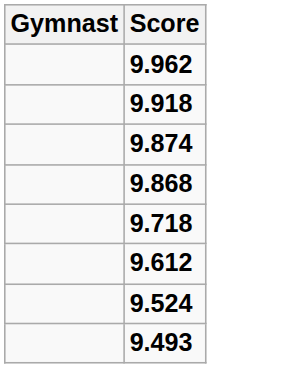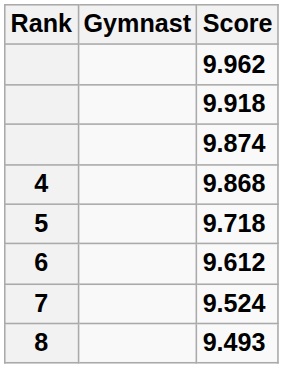+ column: (41, 24)
